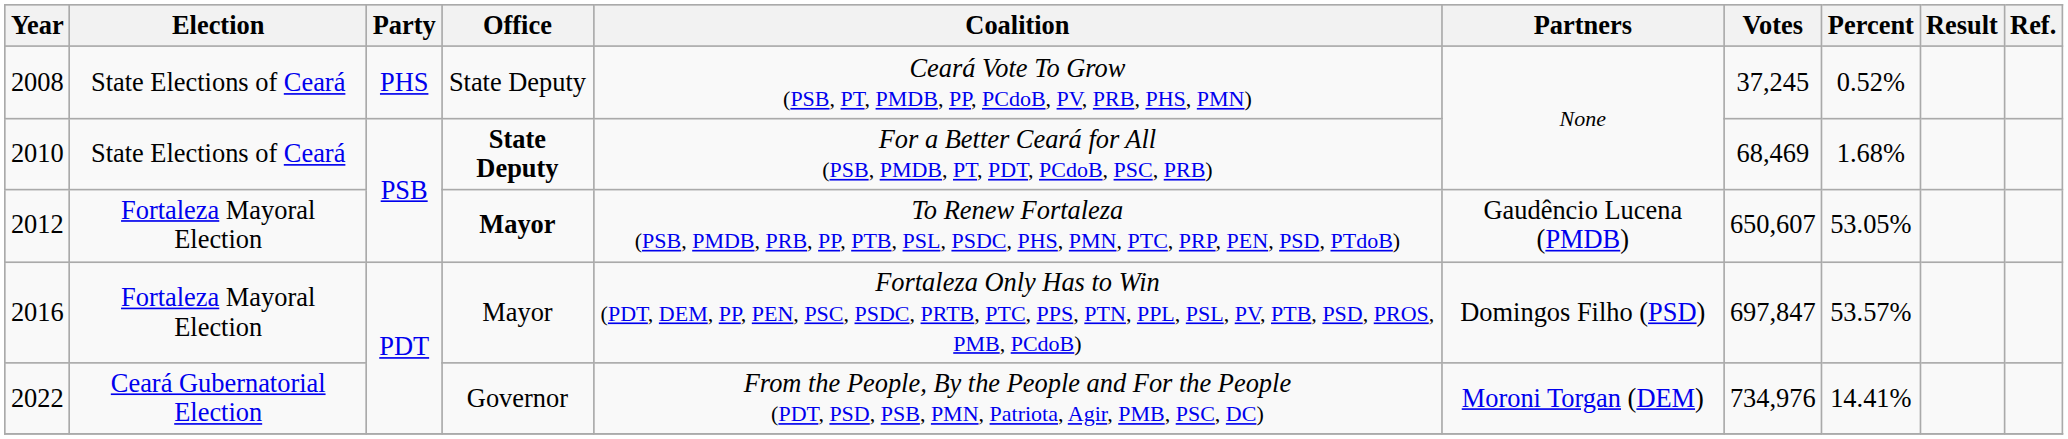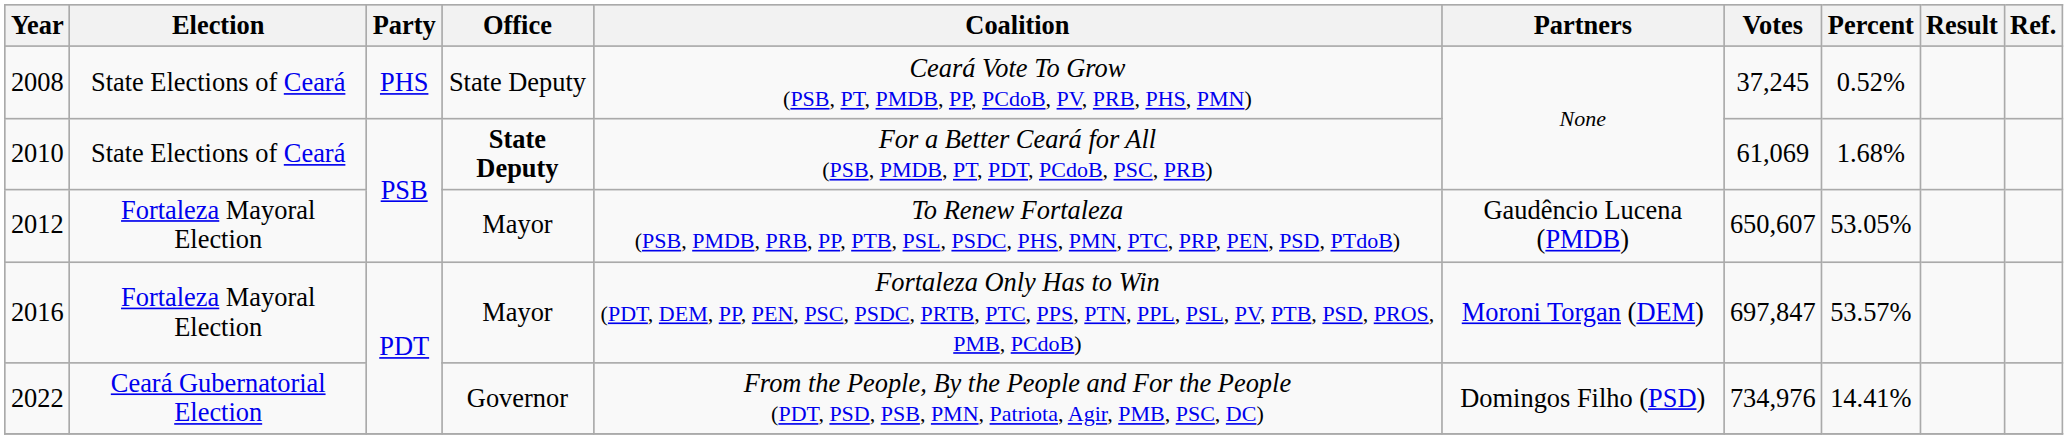(1773, 153) 68,469 -> (1773, 153) 61,069
(517, 225) bold -> (517, 225) normal
(1583, 311) Domingos Filho (PSD) -> (1583, 311) Moroni Torgan (DEM)
(1583, 398) Moroni Torgan (DEM) -> (1583, 398) Domingos Filho (PSD)
